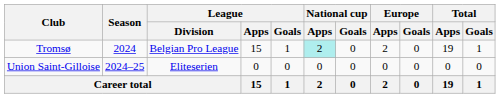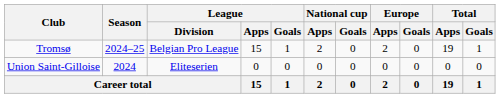(125, 48) 2024 -> (125, 48) 2024–25
(320, 48) paleturquoise background -> (320, 48) no background
(125, 66) 2024–25 -> (125, 66) 2024
